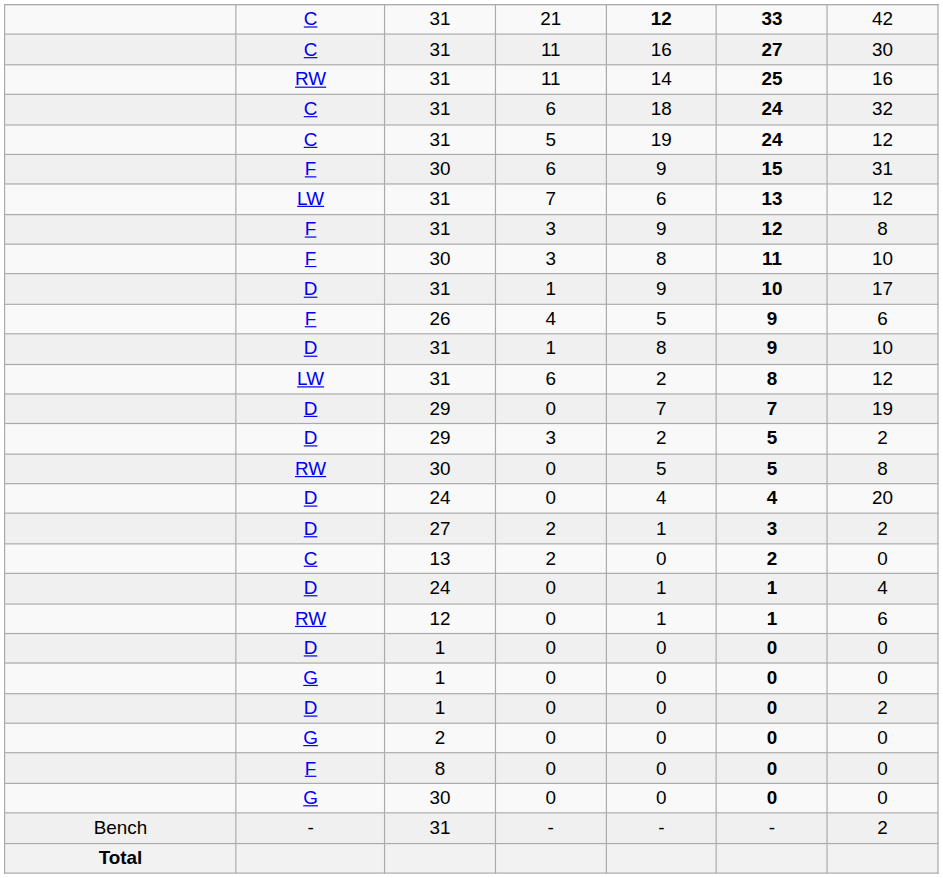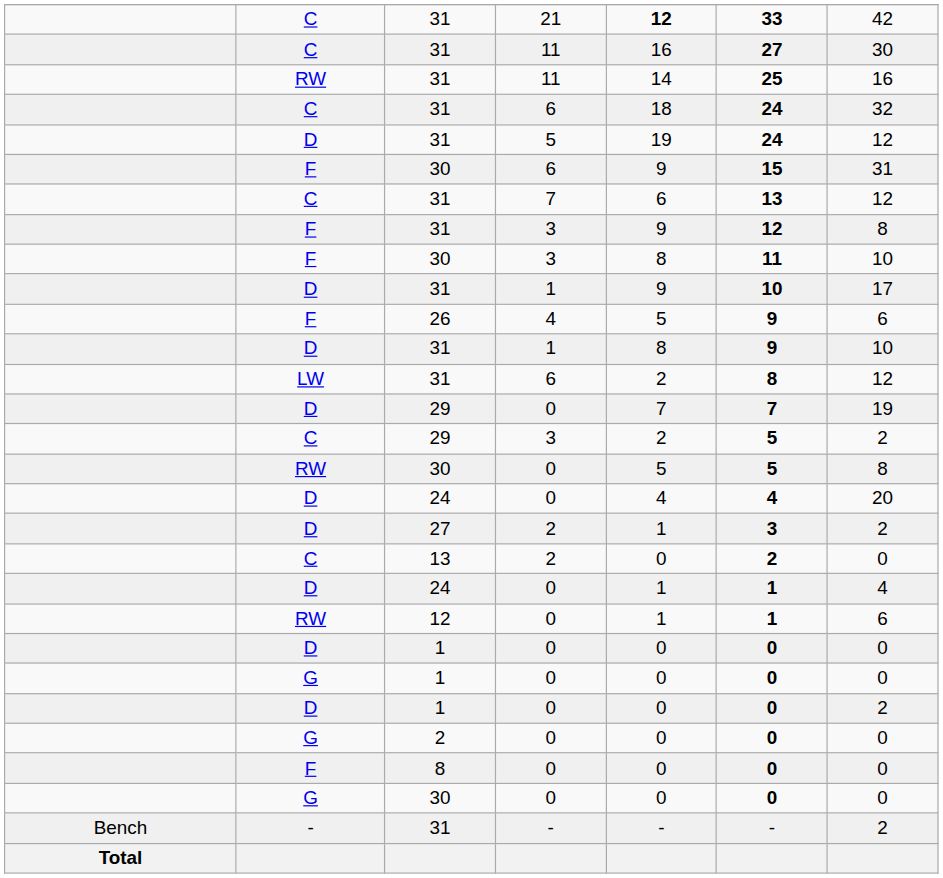(311, 139) C -> (311, 139) D
(311, 199) LW -> (311, 199) C
(311, 438) D -> (311, 438) C
